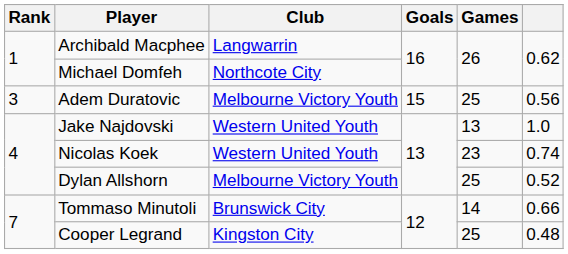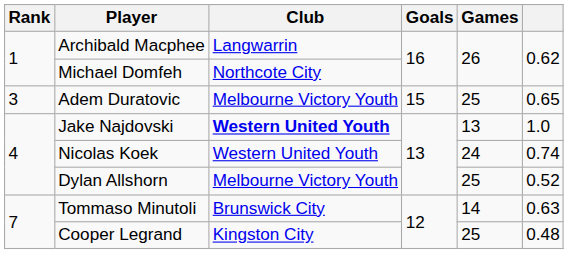(543, 99) 0.56 -> (543, 99) 0.65
(295, 126) normal -> (301, 126) bold
(471, 153) 23 -> (471, 153) 24
(543, 208) 0.66 -> (543, 208) 0.63
